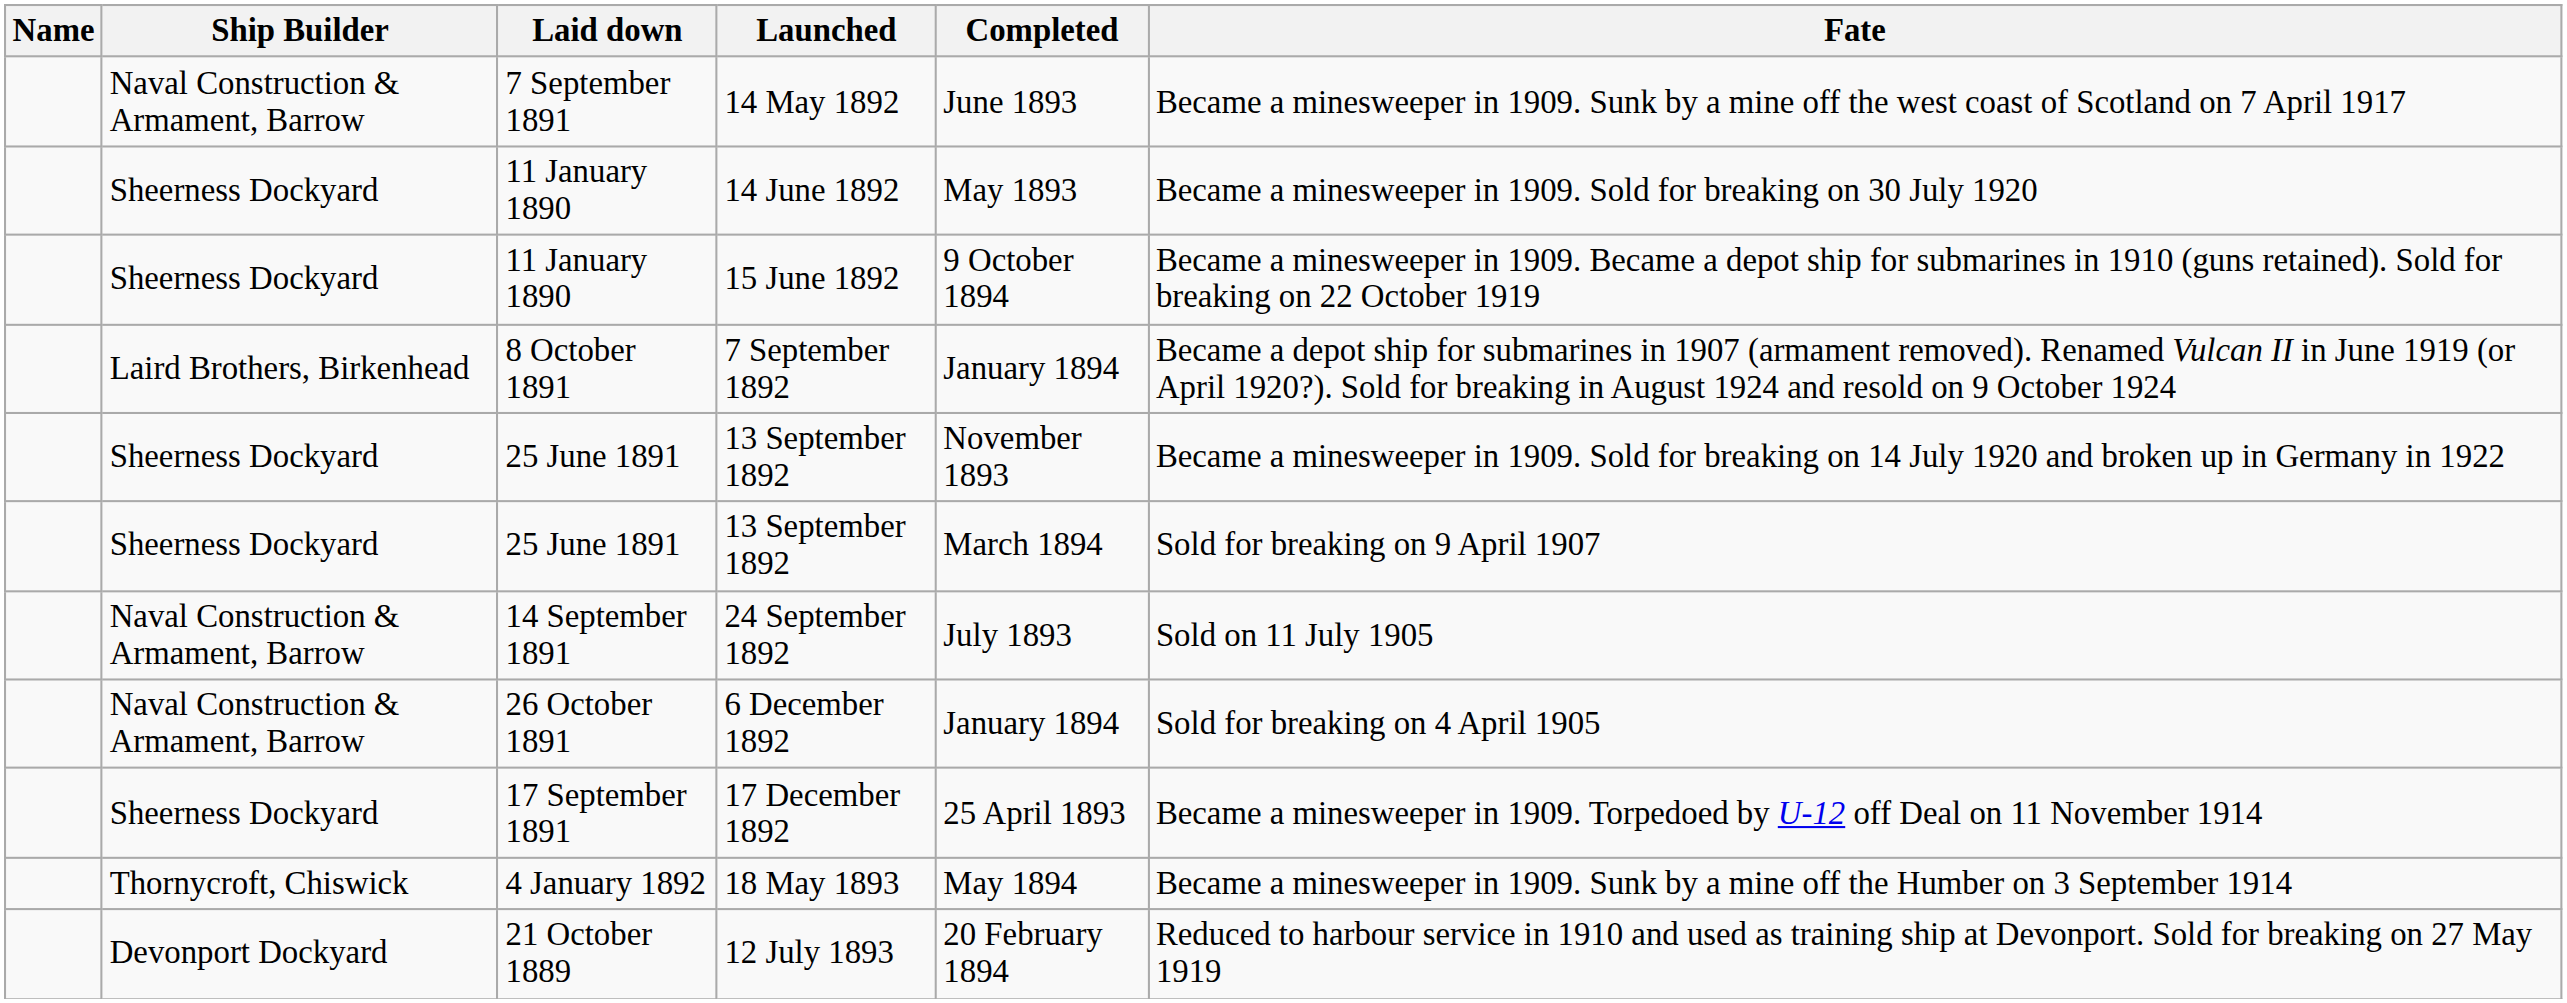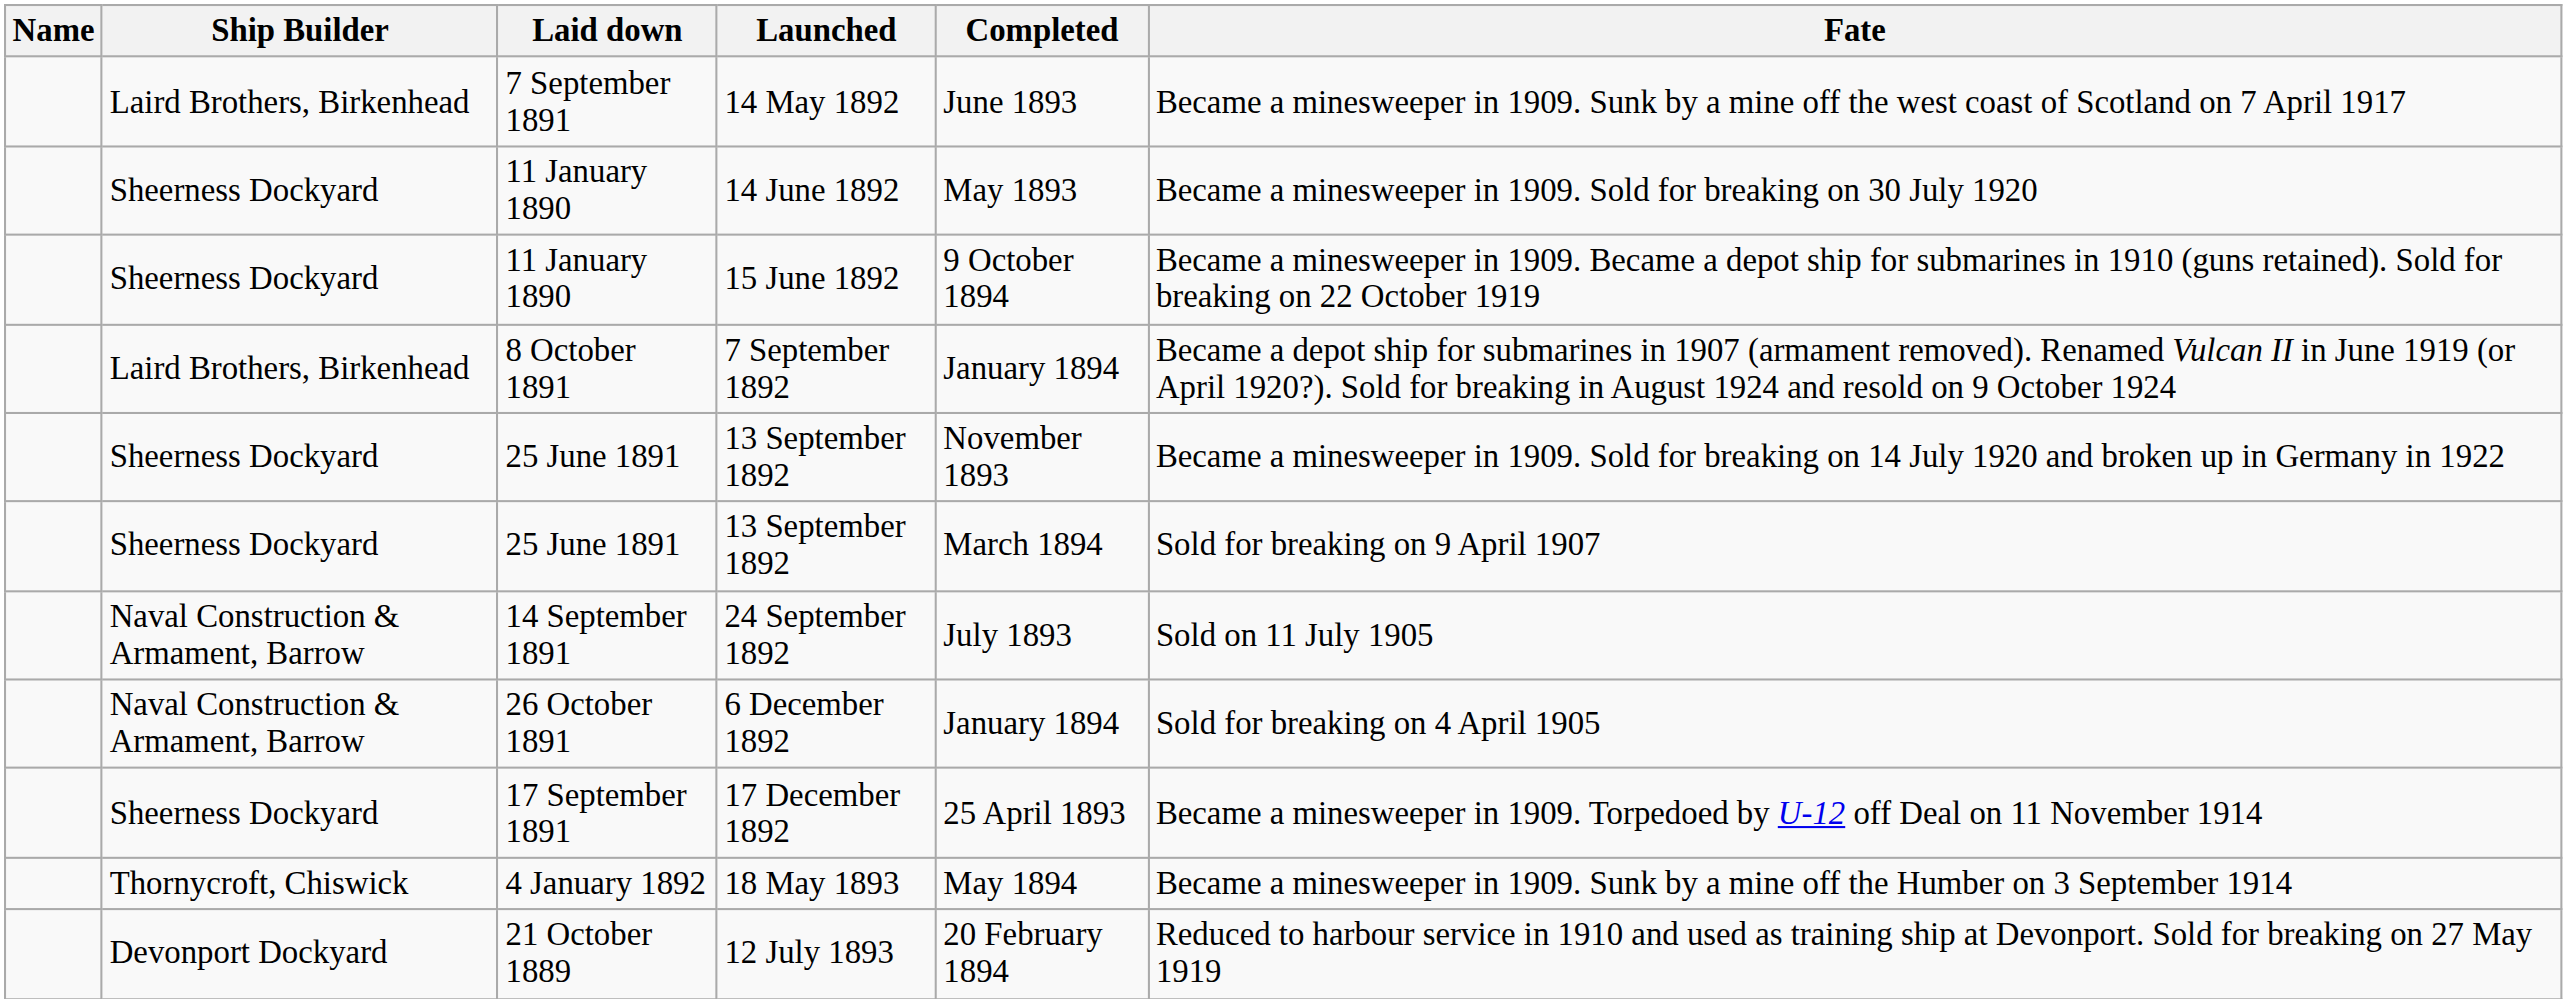(255, 100) Naval Construction & Armament, Barrow -> (290, 100) Laird Brothers, Birkenhead
